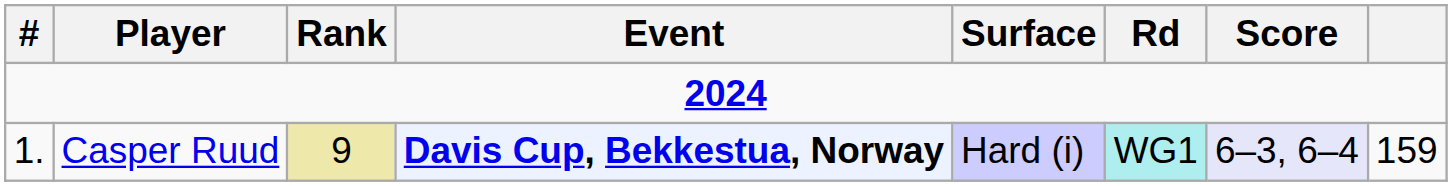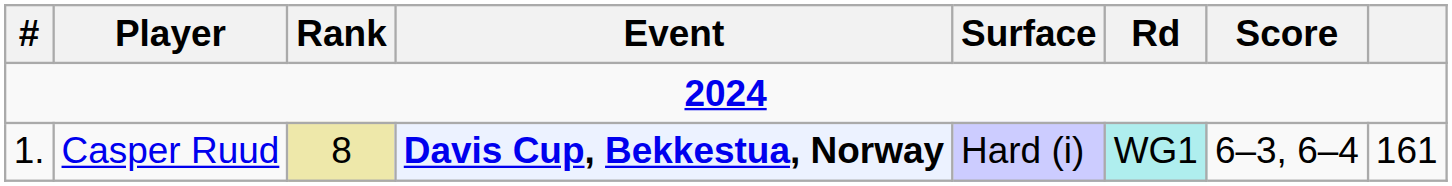(342, 151) 9 -> (342, 151) 8
(1287, 151) lavender background -> (1287, 151) no background
(1407, 151) 159 -> (1407, 151) 161
